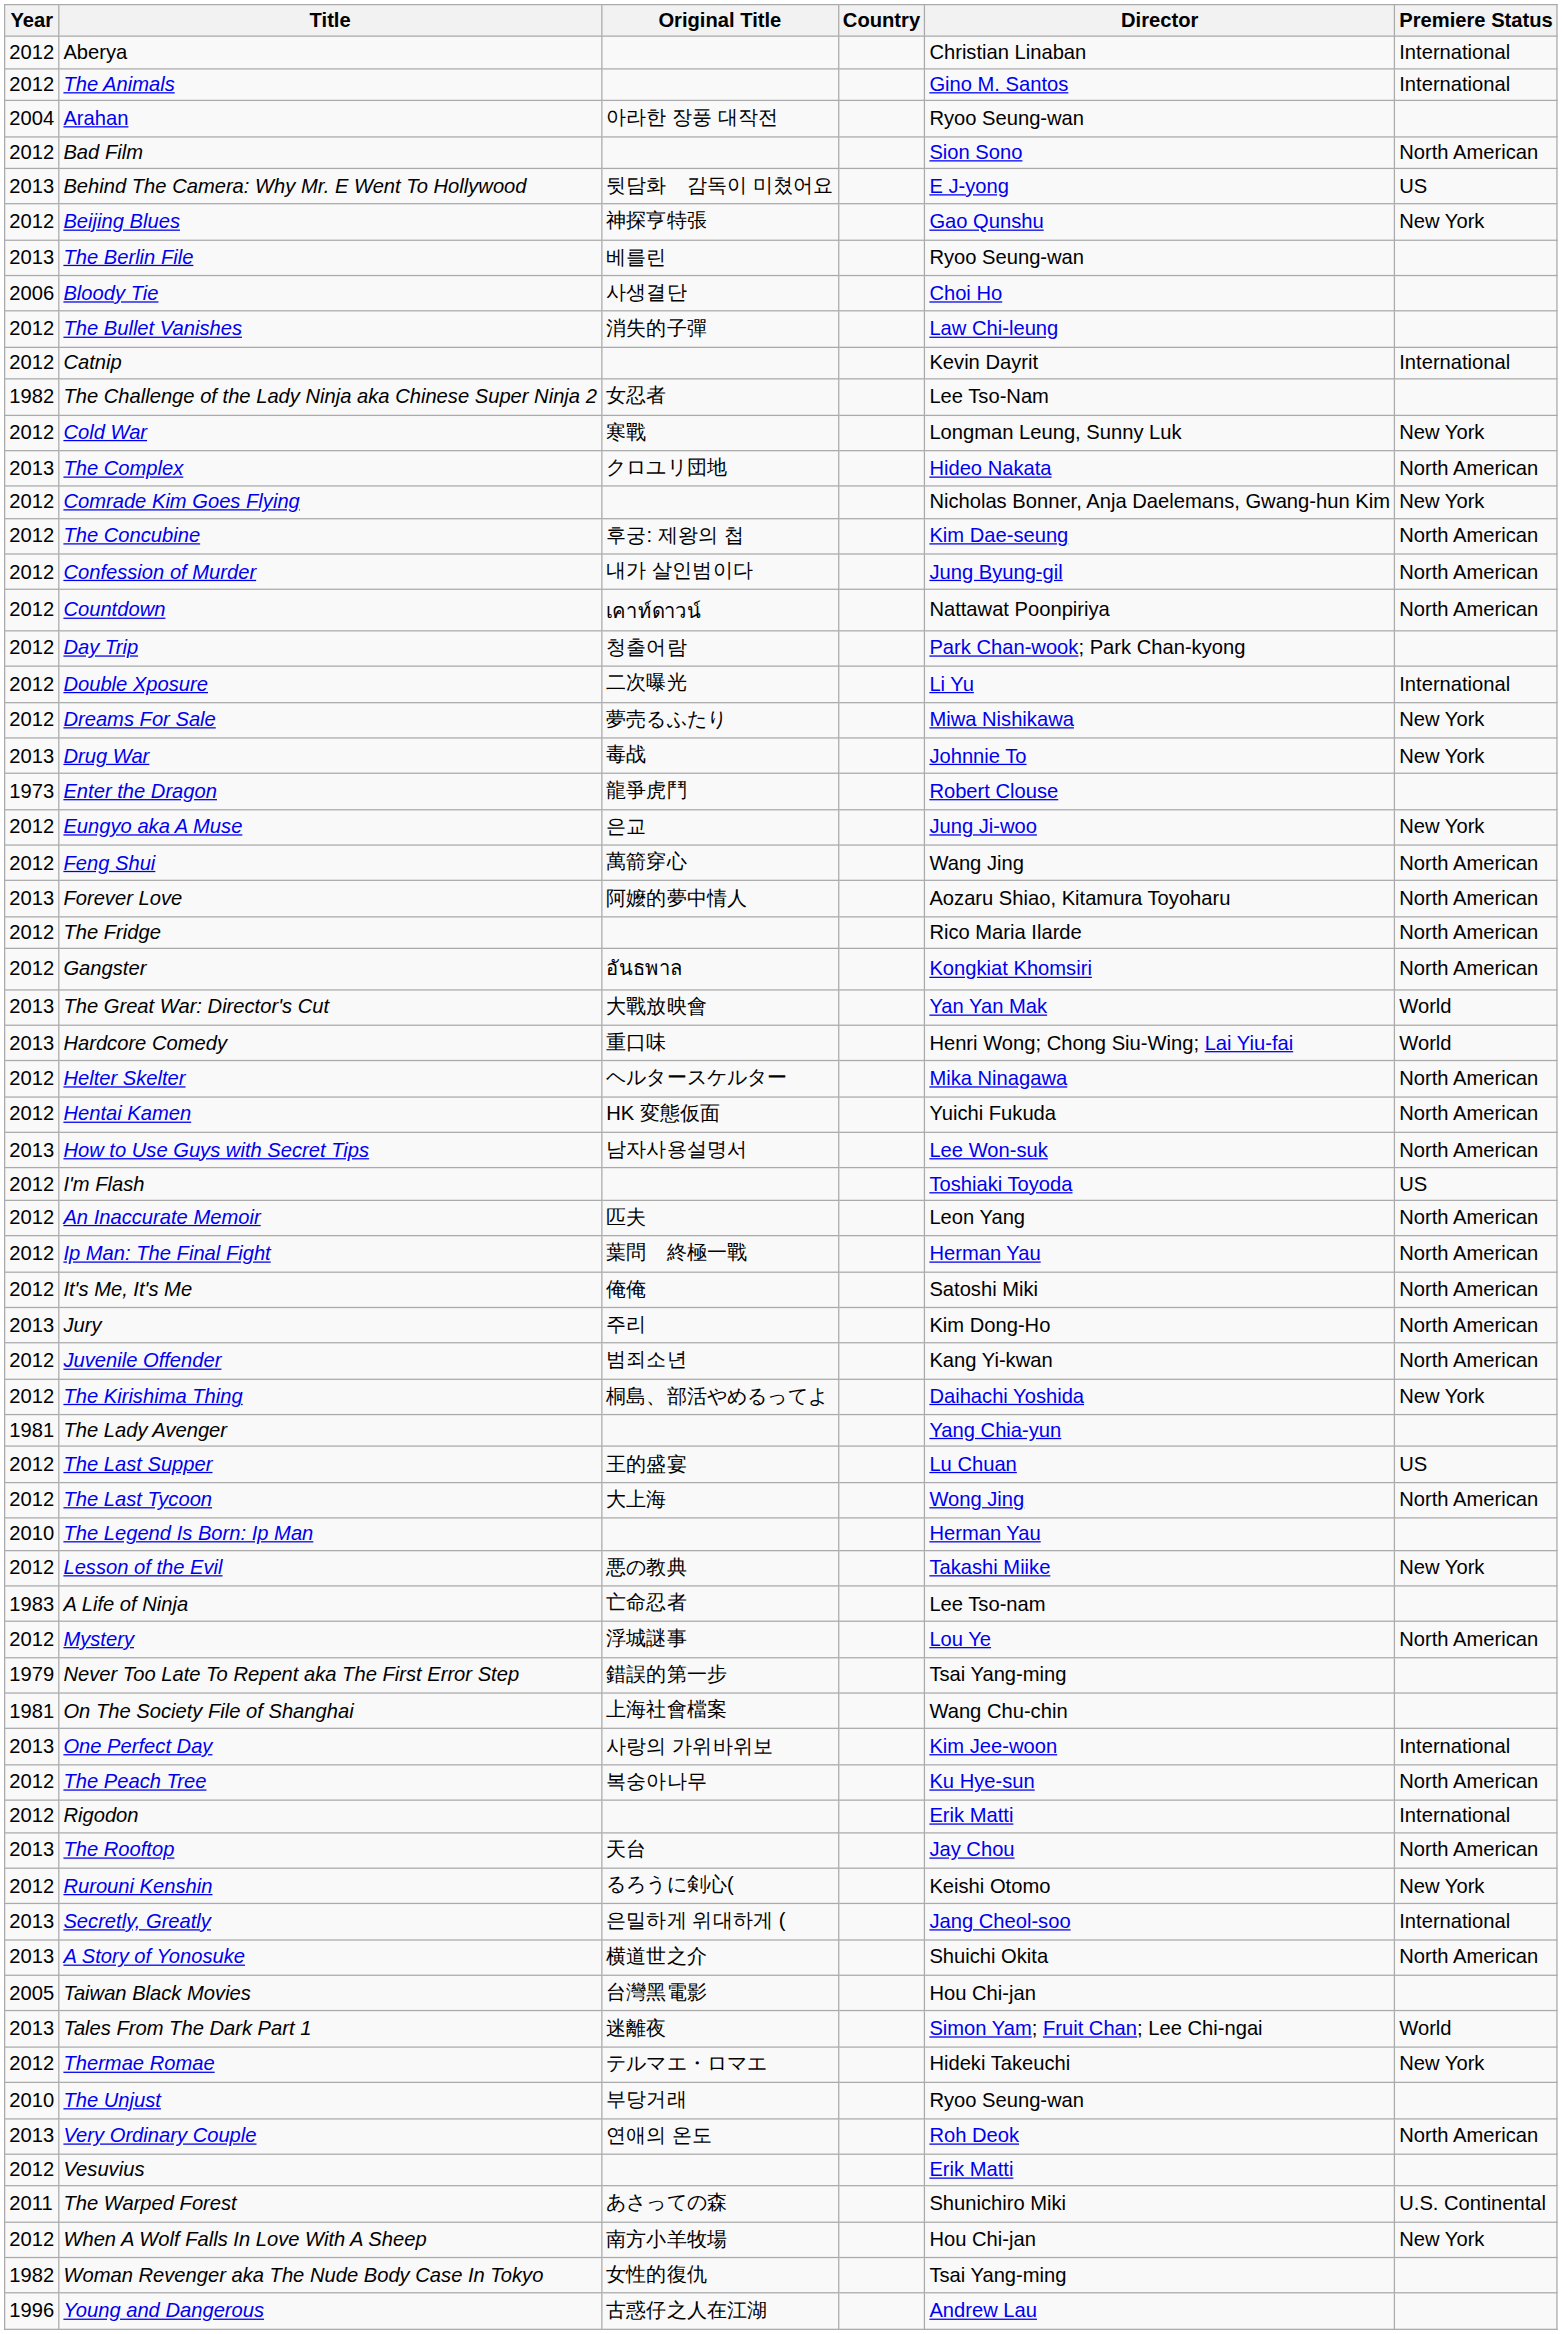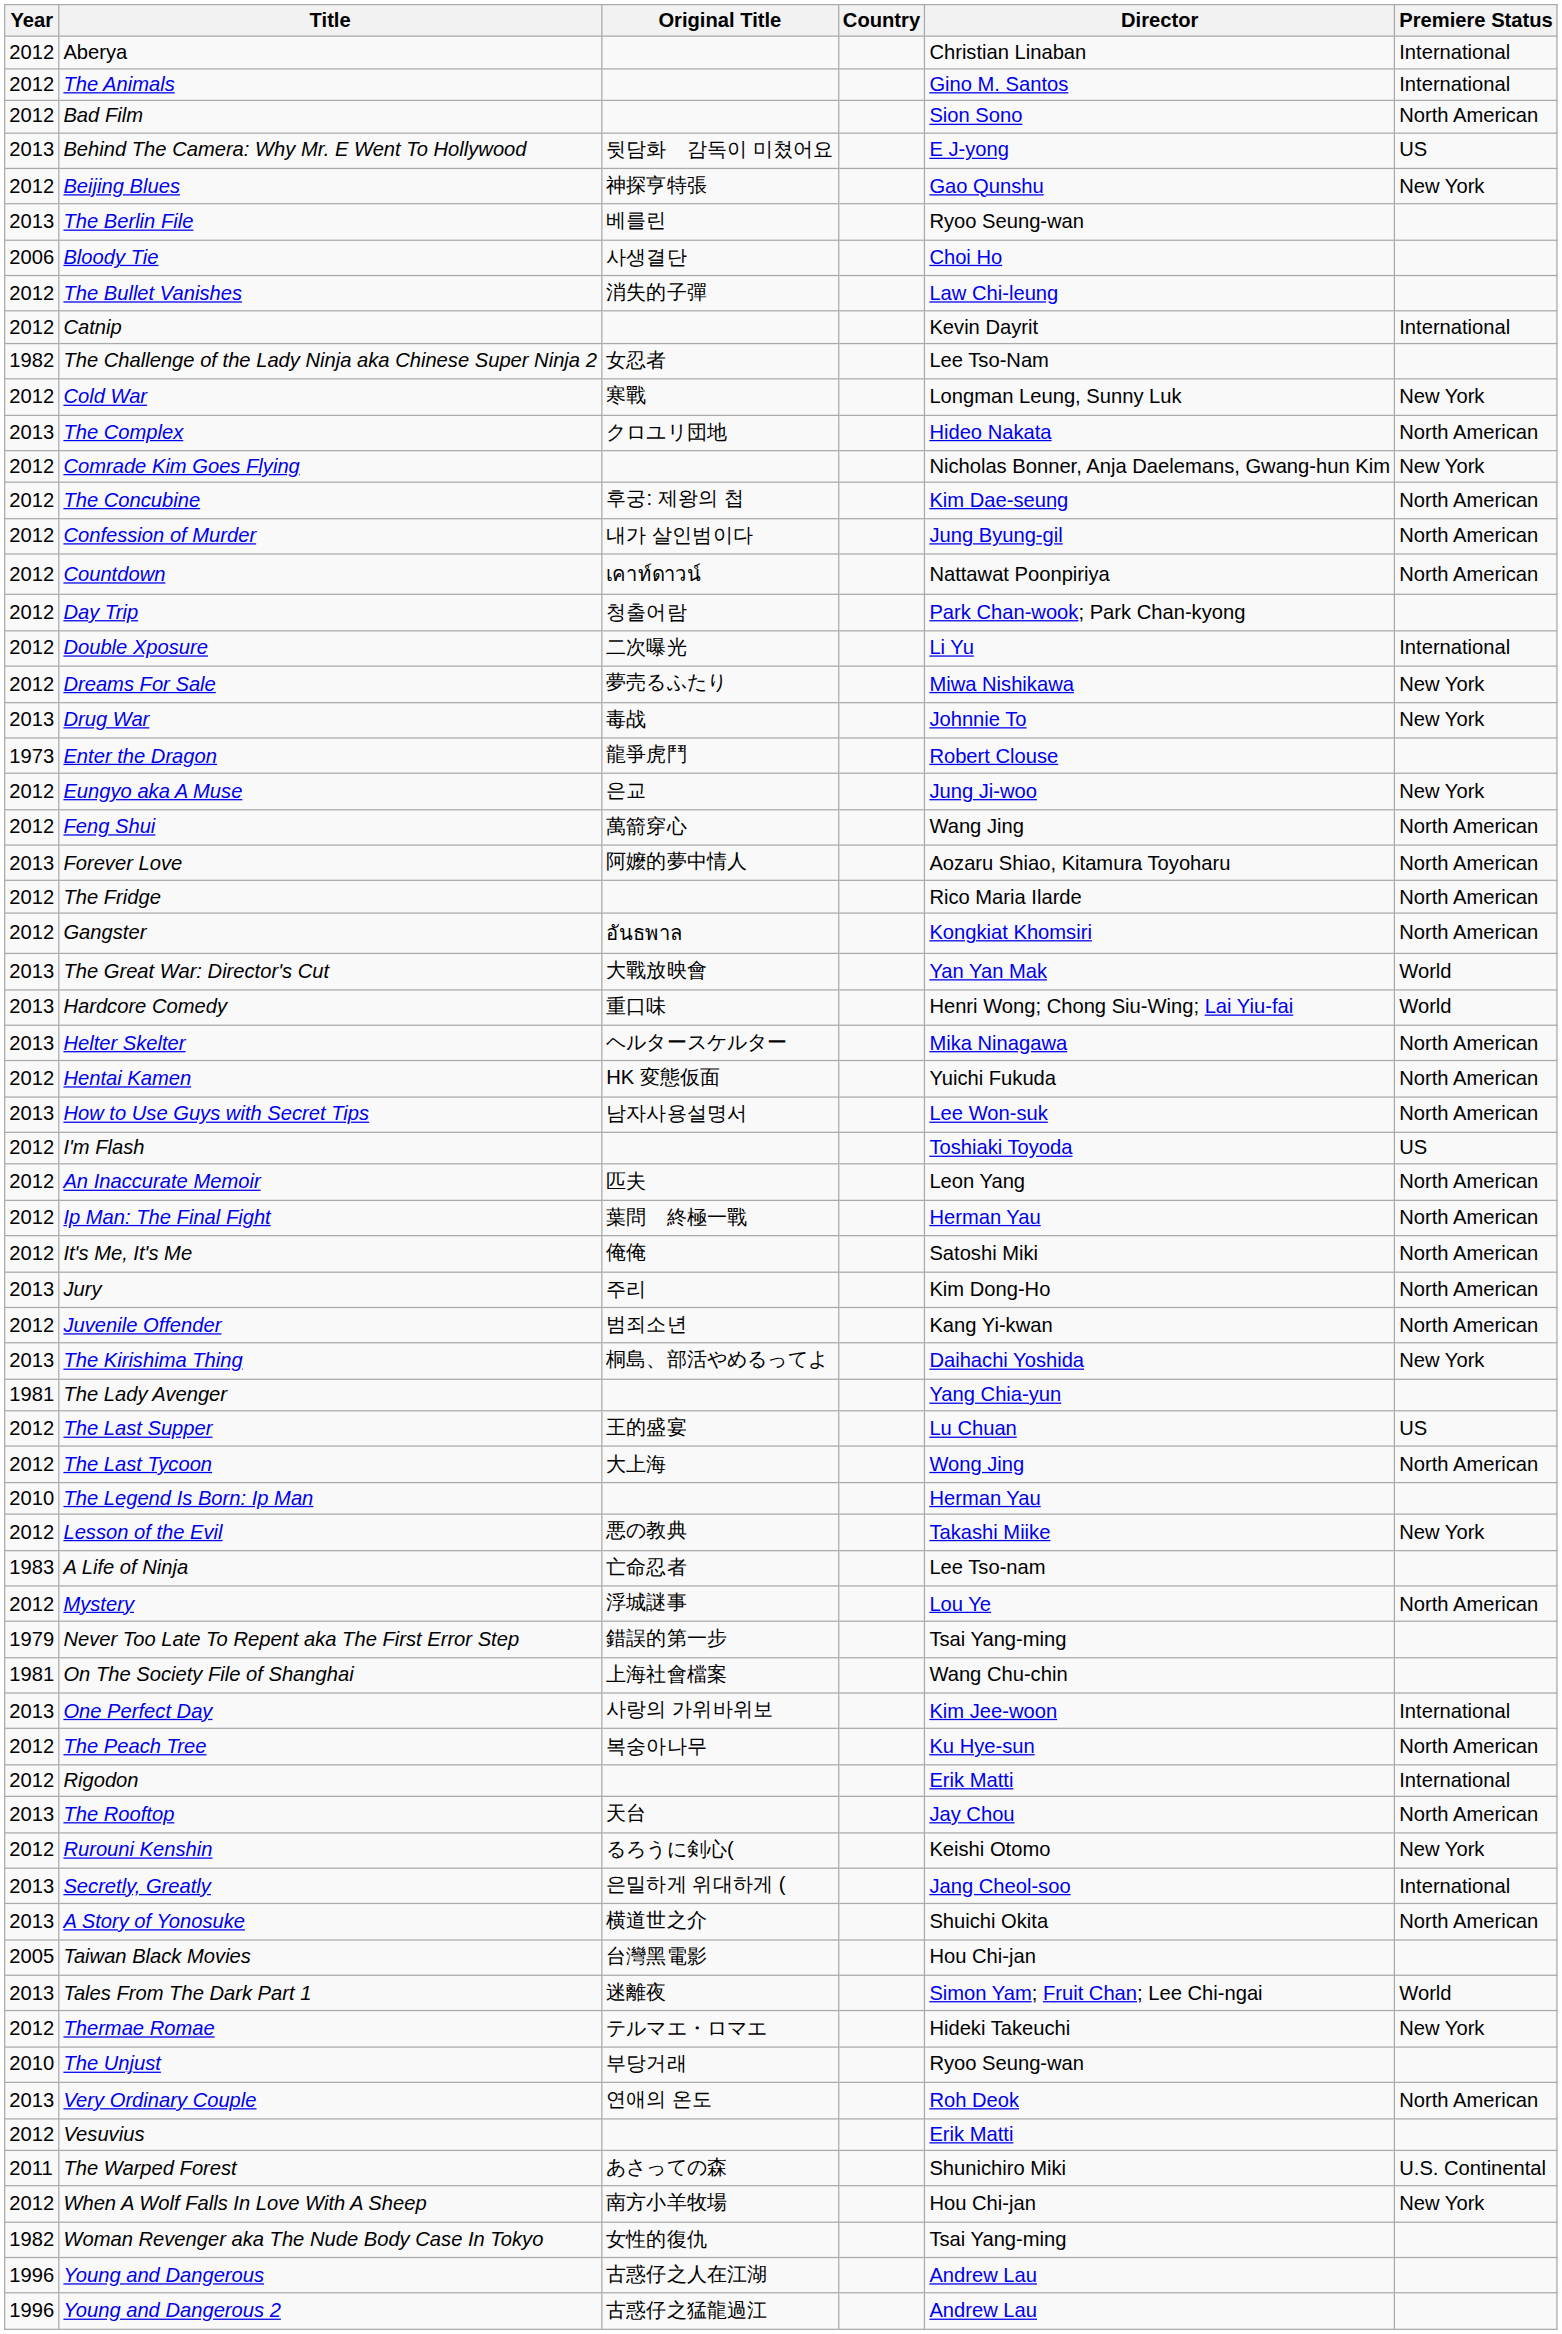- row: (96, 118)
(32, 1078) 2012 -> (32, 1042) 2013
(32, 1396) 2012 -> (32, 1360) 2013
+ row: (172, 2311)
